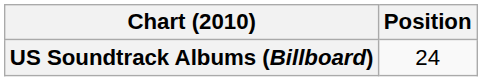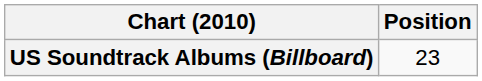(428, 57) 24 -> (428, 57) 23
